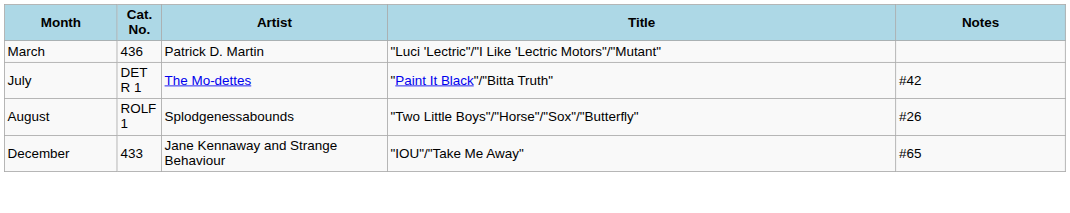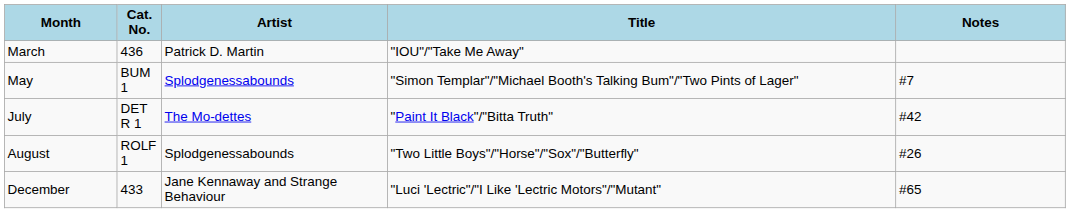(526, 51) "Luci 'Lectric"/"I Like 'Lectric Motors"/"Mutant" -> (457, 51) "IOU"/"Take Me Away"
+ row: (20, 80)
(457, 153) "IOU"/"Take Me Away" -> (526, 189) "Luci 'Lectric"/"I Like 'Lectric Motors"/"Mutant"
